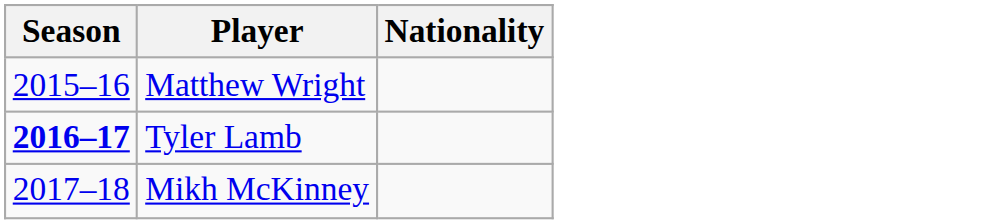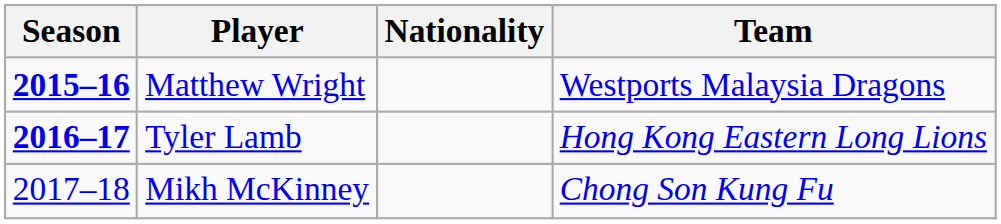+ column: (773, 31)
(71, 84) normal -> (71, 84) bold
